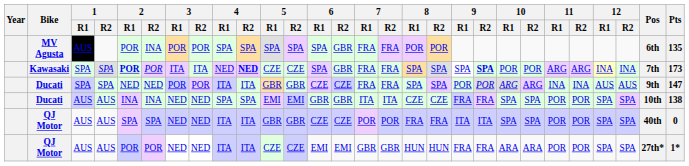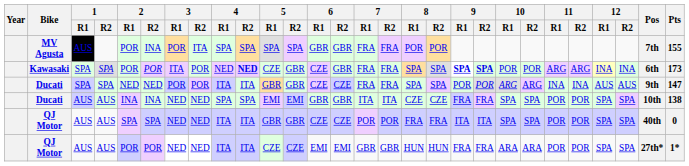(201, 49) POR -> (200, 49) ITA
(319, 49) SPA -> (319, 49) GBR
(653, 49) 6th -> (652, 49) 7th
(675, 49) 135 -> (675, 49) 155
(130, 69) bold -> (129, 69) normal
(201, 69) ITA -> (200, 69) POR
(296, 69) CZE -> (295, 69) GBR
(319, 69) SPA -> (319, 69) CZE
(463, 69) normal -> (462, 69) bold
(653, 69) 7th -> (652, 69) 6th
